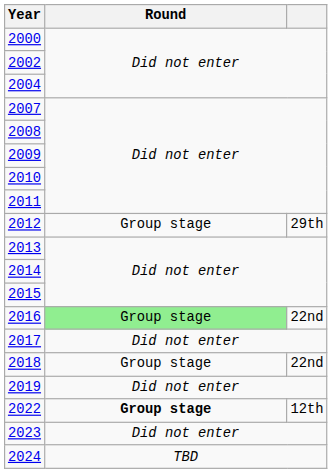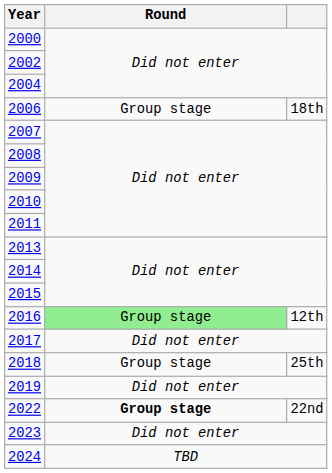+ row: (24, 109)
- row: (24, 225)
(307, 317) 22nd -> (307, 317) 12th
(307, 364) 22nd -> (307, 364) 25th
(307, 410) 12th -> (307, 410) 22nd
